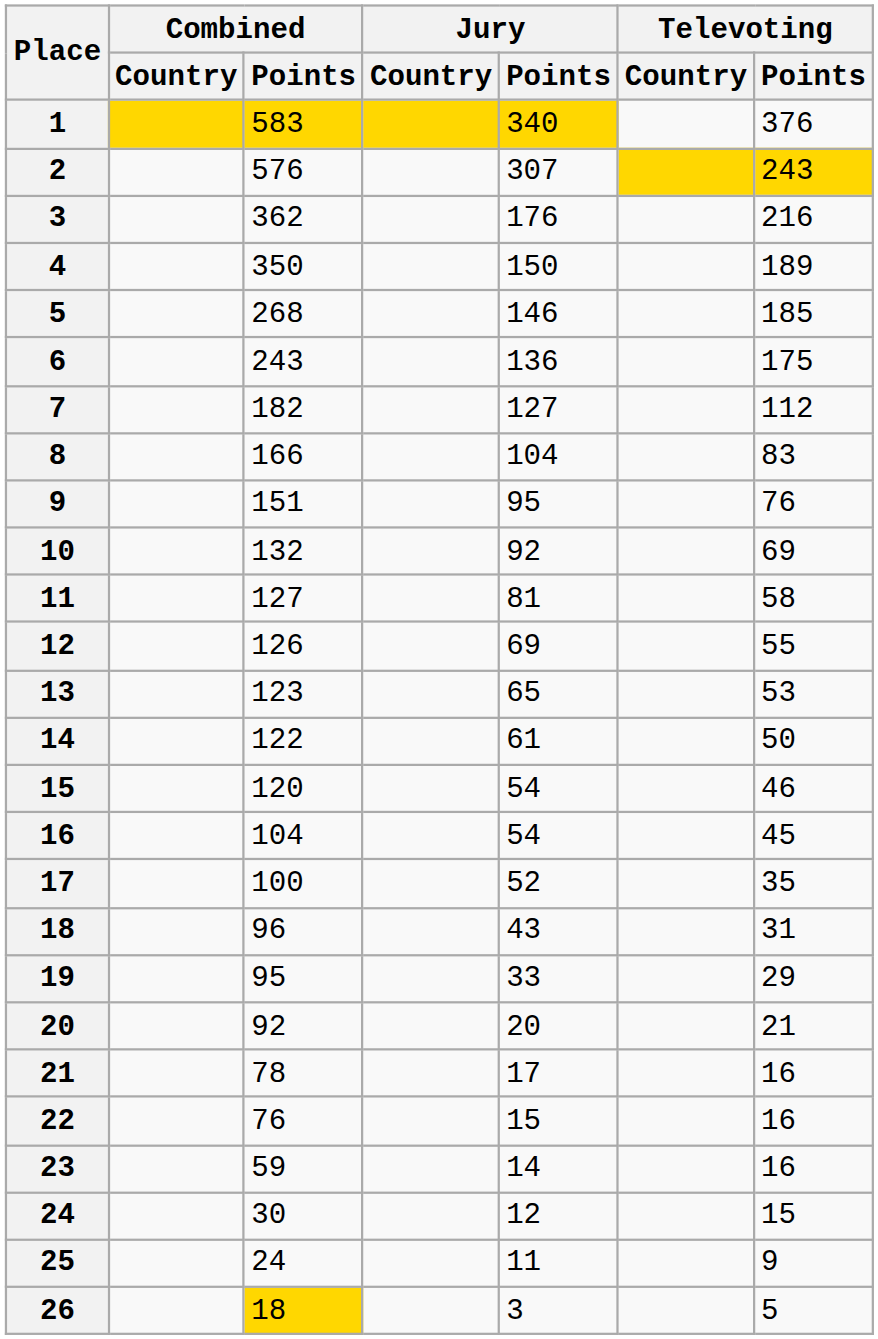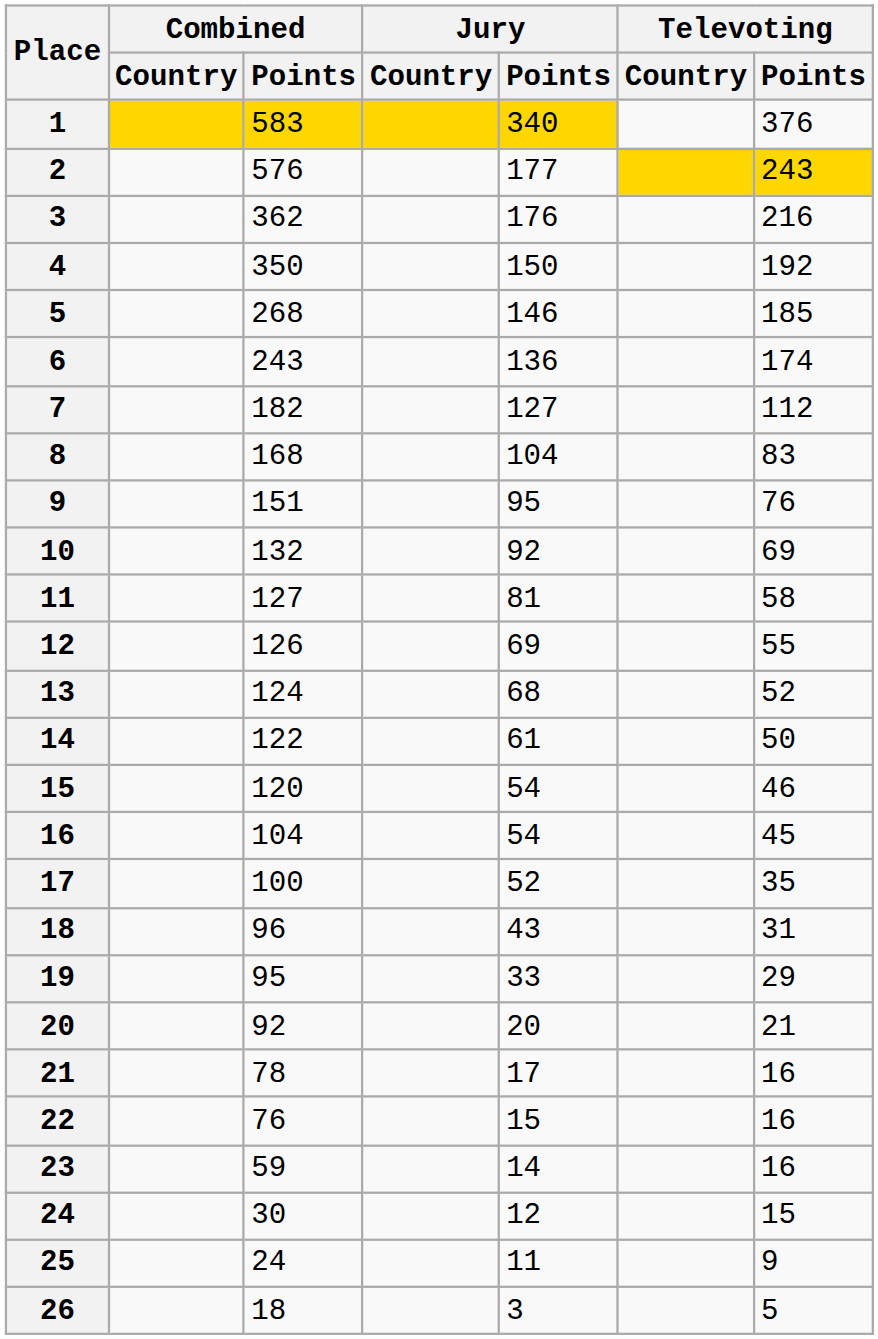(532, 172) 307 -> (532, 172) 177
(787, 267) 189 -> (787, 267) 192
(787, 361) 175 -> (787, 361) 174
(277, 456) 166 -> (277, 456) 168
(277, 694) 123 -> (277, 694) 124
(524, 694) 65 -> (524, 694) 68
(779, 694) 53 -> (779, 694) 52
(269, 1311) gold background -> (269, 1311) no background
